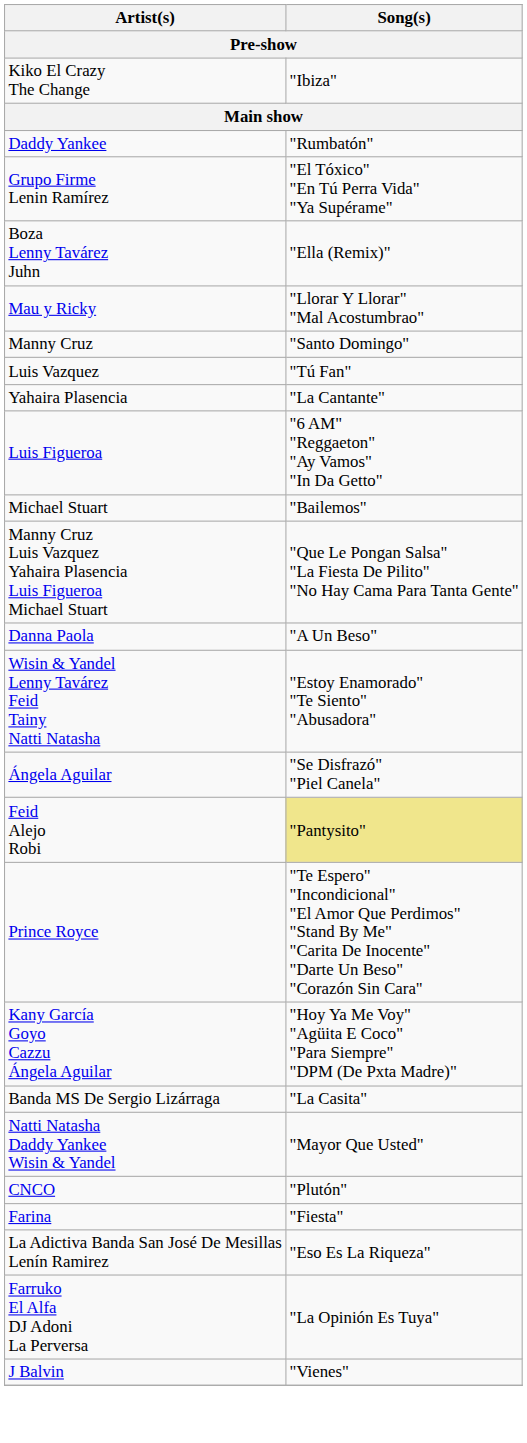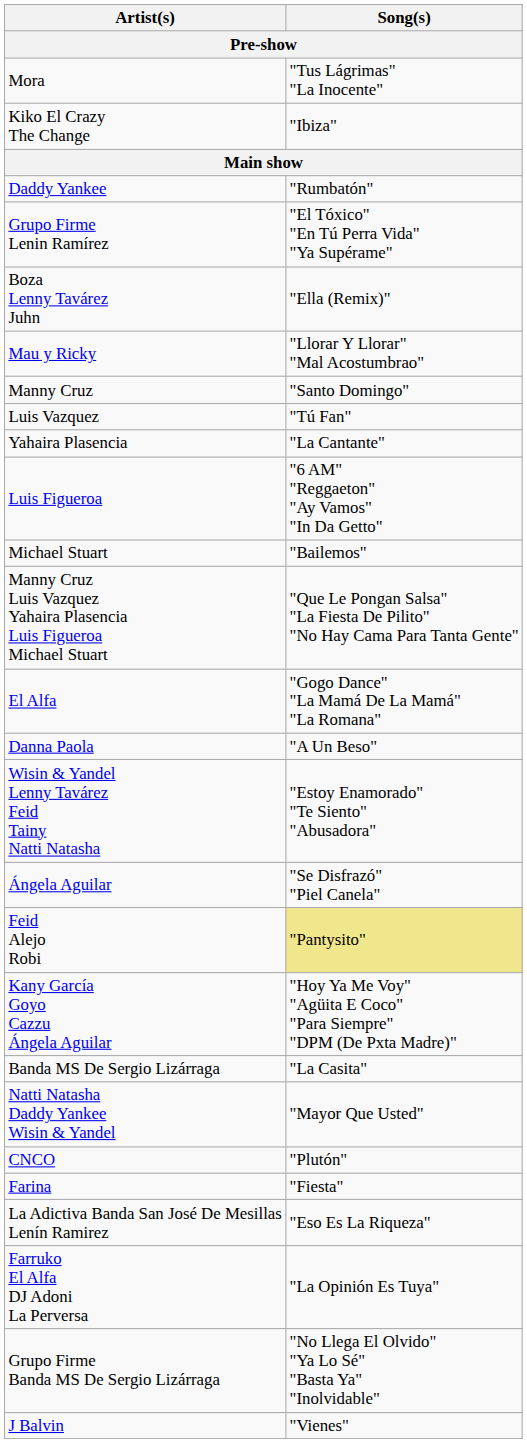+ row: (27, 80)
+ row: (32, 700)
- row: (53, 932)
+ row: (114, 1370)
